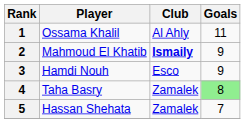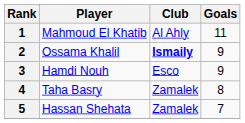(81, 33) Ossama Khalil -> (94, 33) Mahmoud El Khatib
(94, 52) Mahmoud El Khatib -> (81, 52) Ossama Khalil
(221, 90) lightgreen background -> (221, 90) no background
